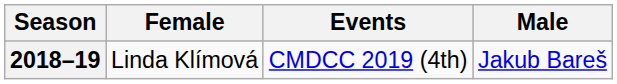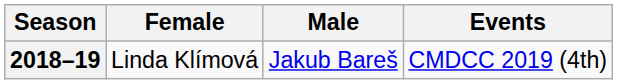columns swapped: (543, 22) <-> (368, 22)
